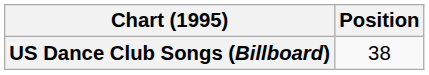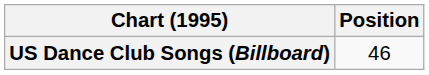(379, 52) 38 -> (379, 52) 46
